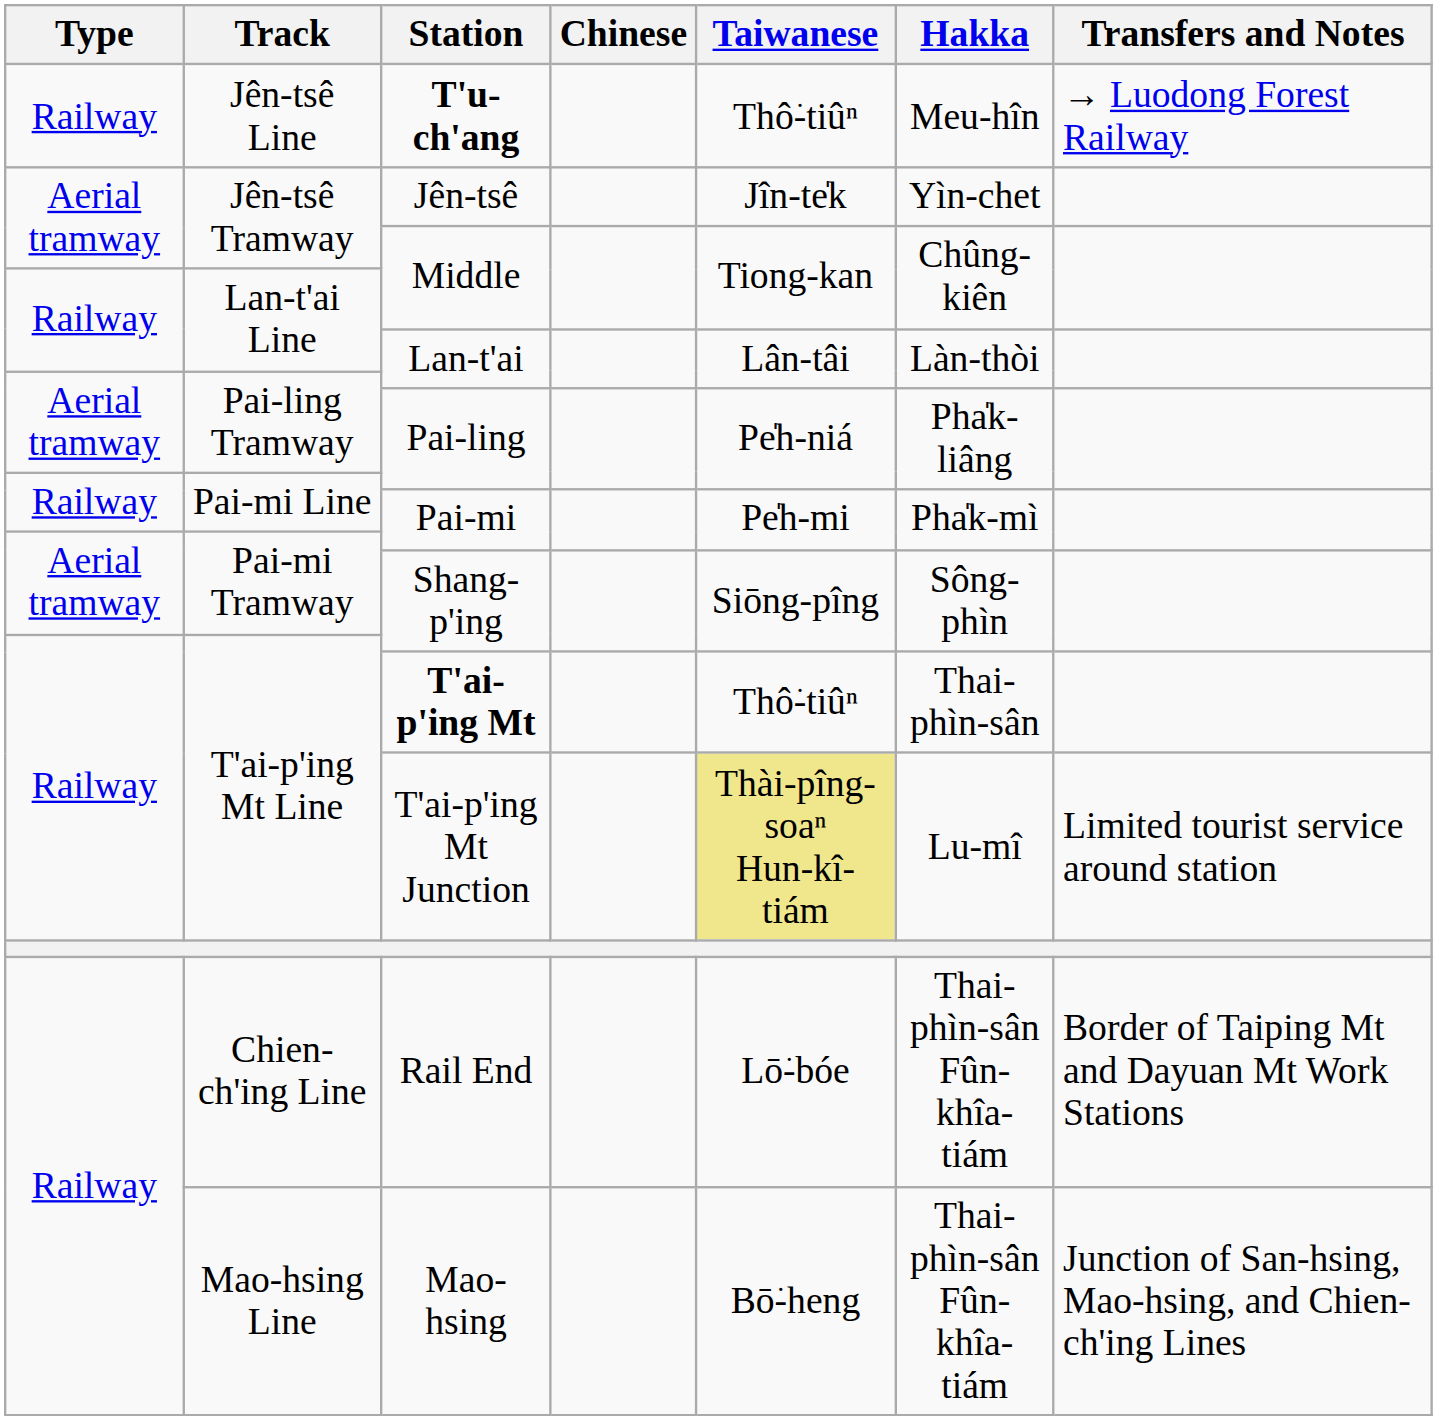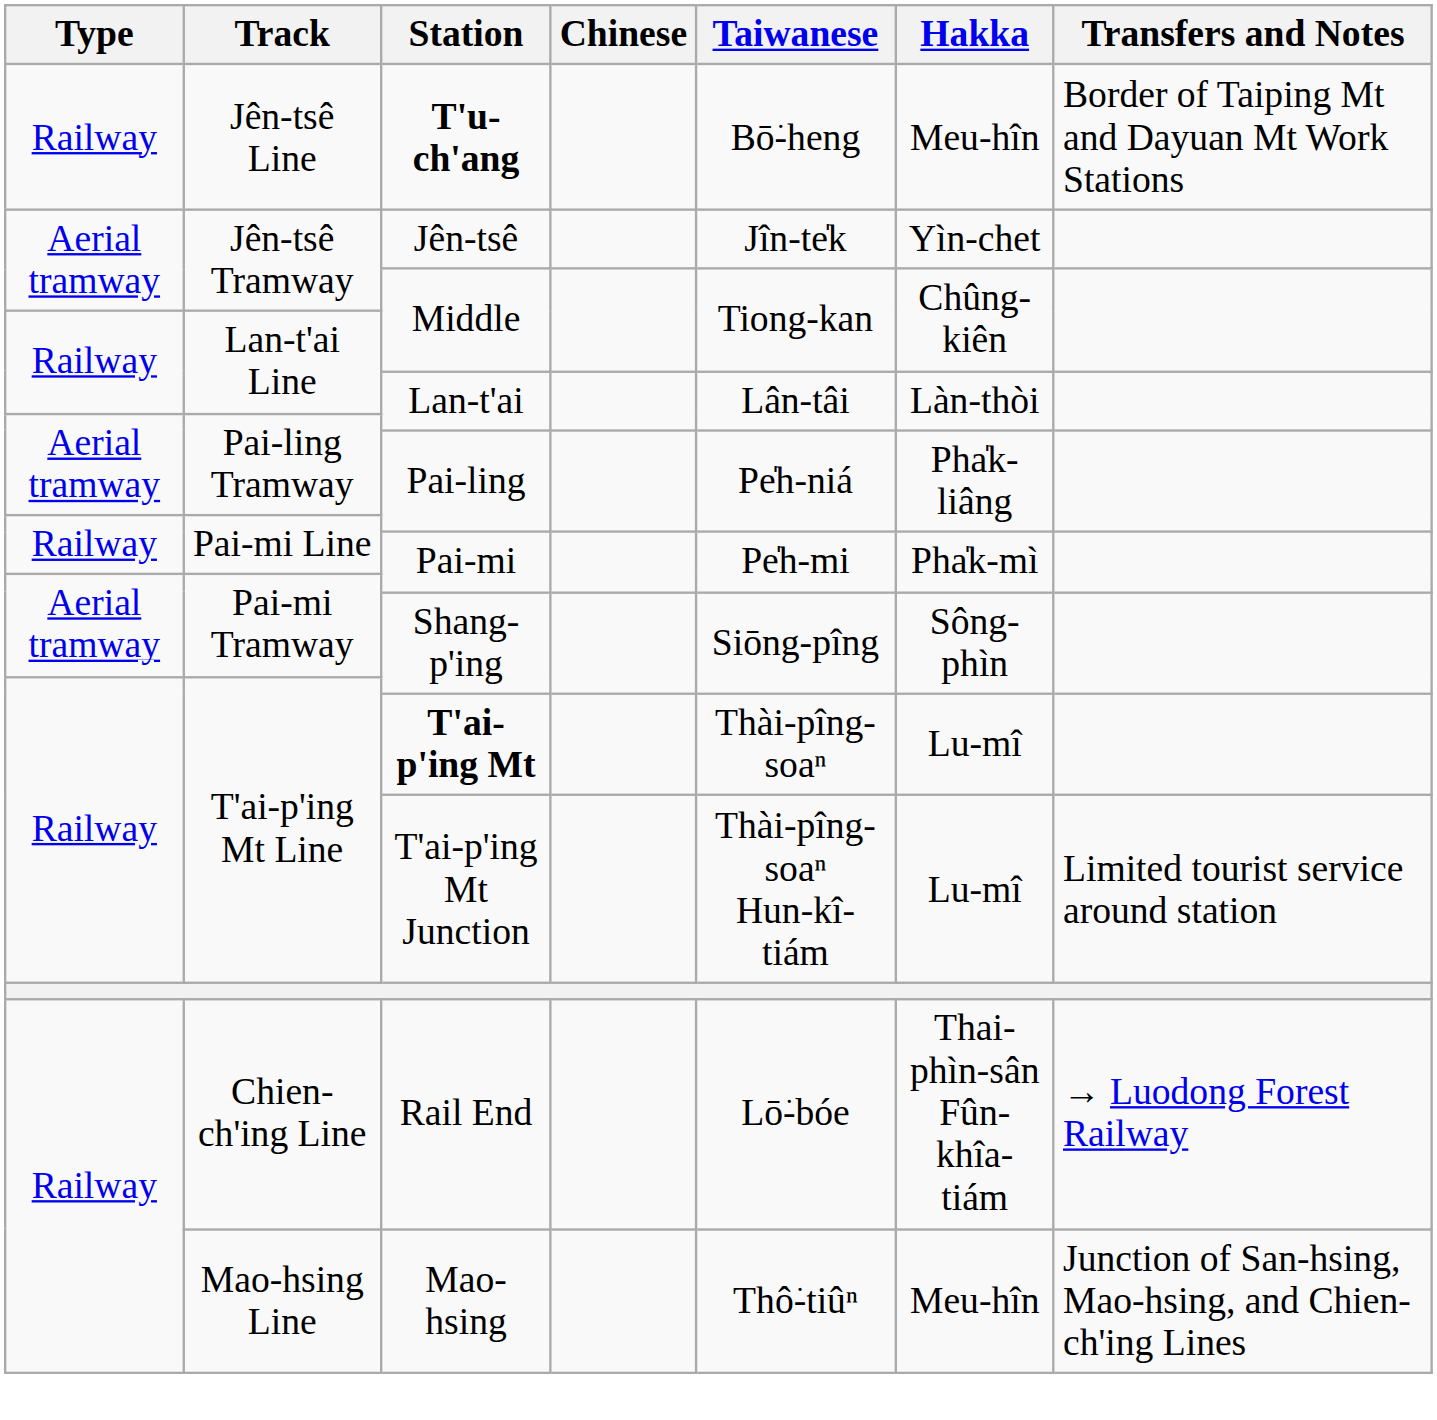(795, 115) Thô͘-tiûⁿ -> (795, 136) Bō͘-heng
(1206, 115) → Luodong Forest Railway -> (1226, 136) Border of Taiping Mt and Dayuan Mt Work Stations
(795, 701) Thô͘-tiûⁿ -> (795, 744) Thài-pîng-soaⁿ
(975, 701) Thai-phìn-sân -> (975, 744) Lu-mî
(795, 845) khaki background -> (795, 888) no background
(1226, 1070) Border of Taiping Mt and Dayuan Mt Work Stations -> (1206, 1113) → Luodong Forest Railway
(795, 1299) Bō͘-heng -> (795, 1299) Thô͘-tiûⁿ
(975, 1299) Thai-phìn-sân Fûn-khîa-tiám -> (975, 1299) Meu-hîn
